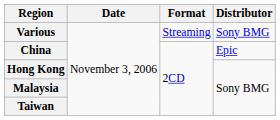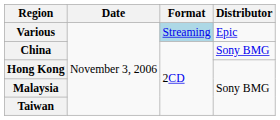(187, 32) no background -> (187, 32) lightblue background
(243, 32) Sony BMG -> (227, 32) Epic
(227, 50) Epic -> (243, 50) Sony BMG
